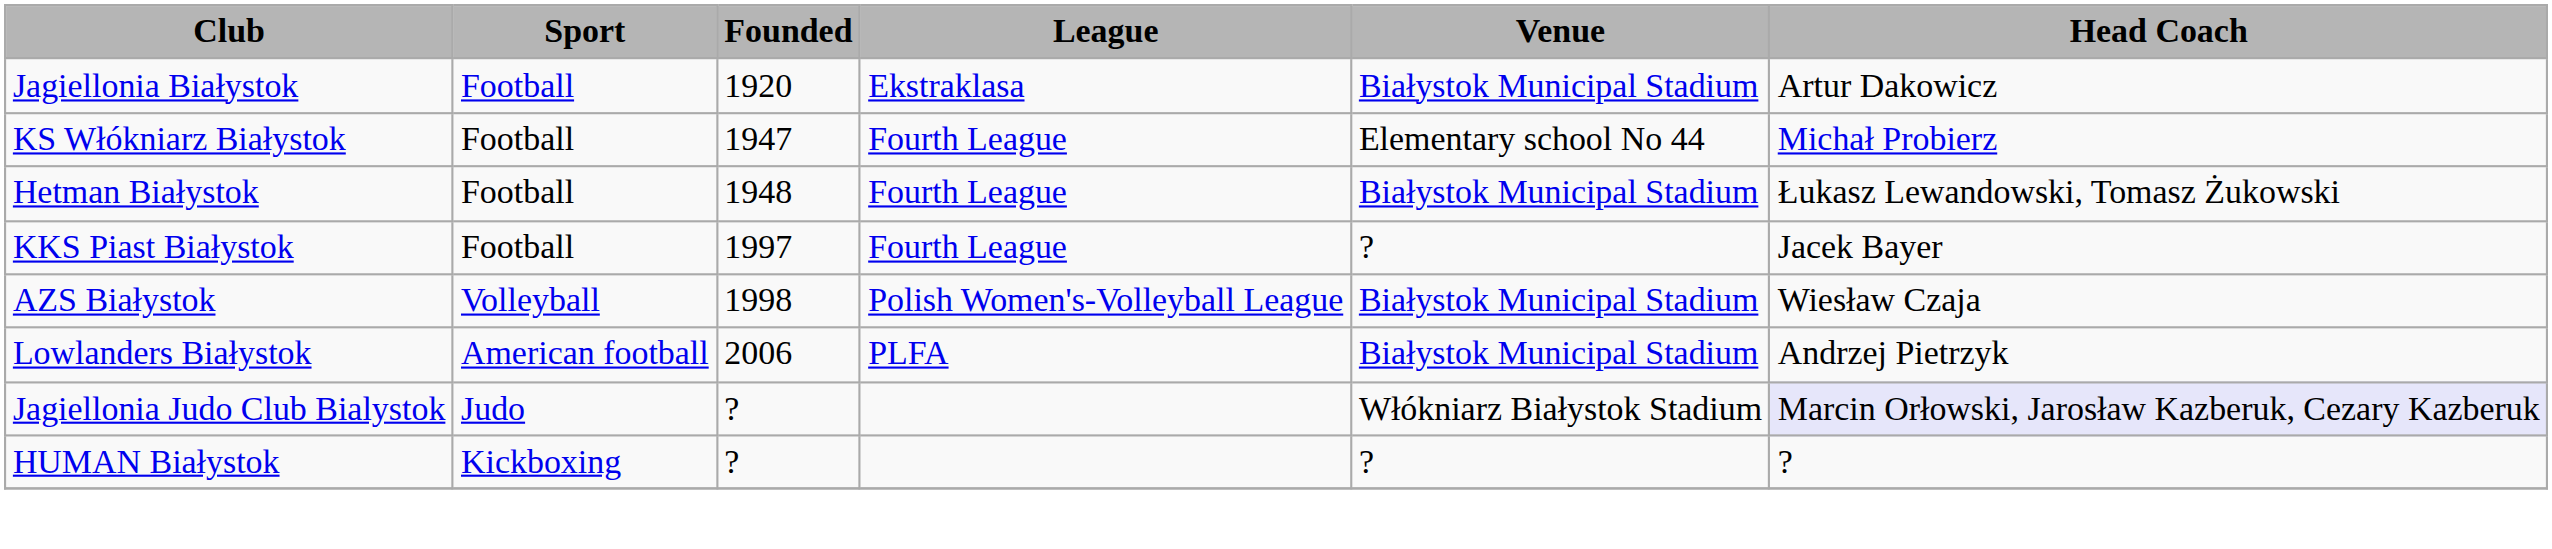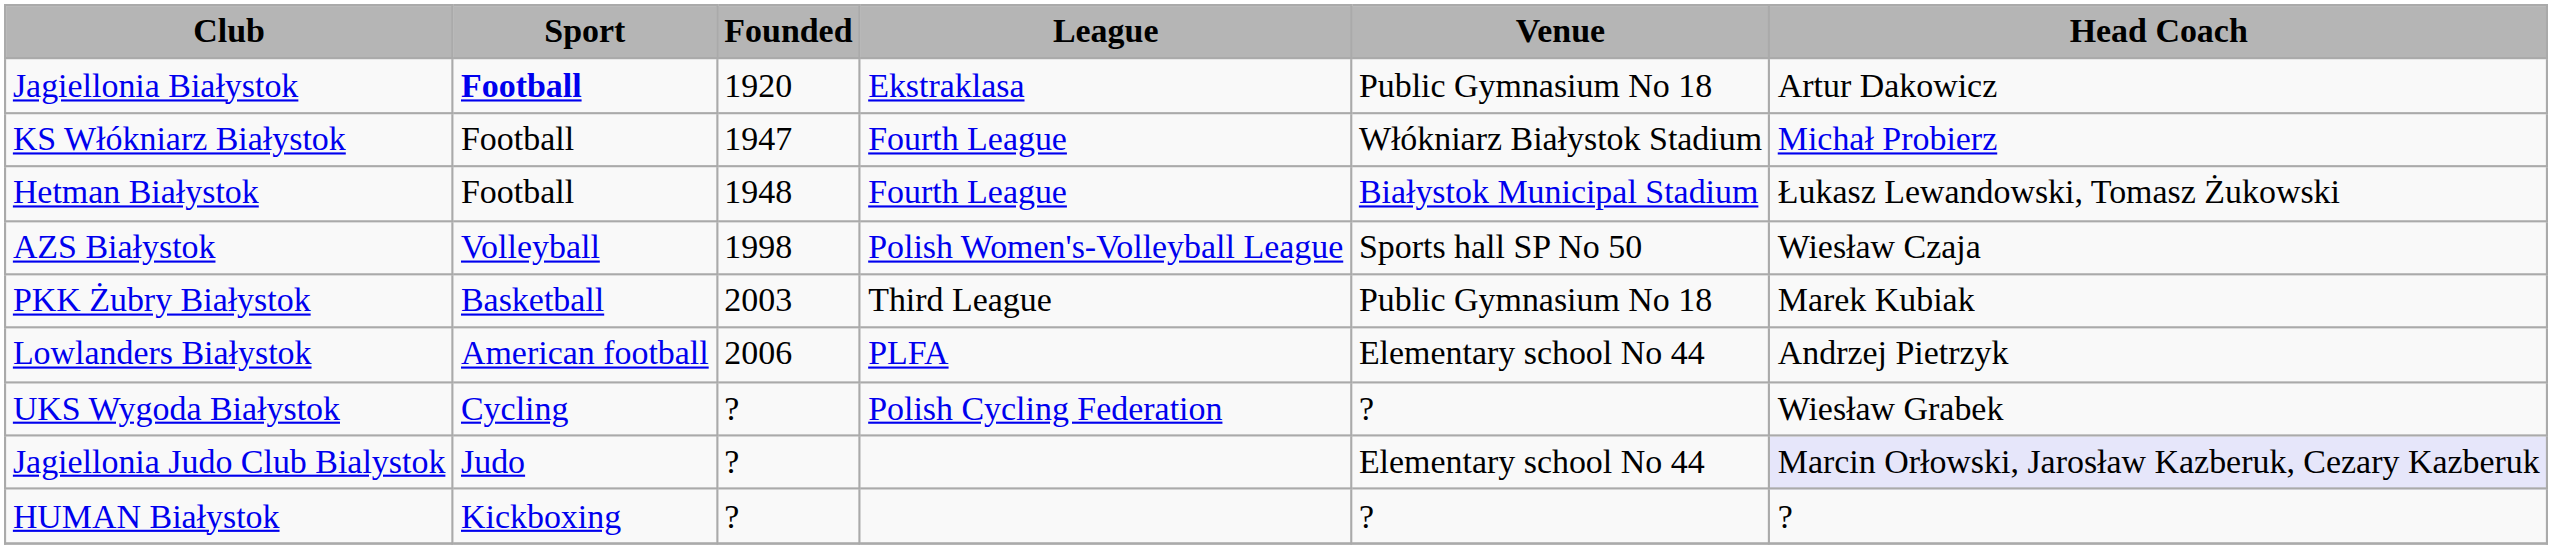(518, 85) normal -> (521, 85) bold
(1559, 85) Białystok Municipal Stadium -> (1536, 85) Public Gymnasium No 18
(1532, 138) Elementary school No 44 -> (1560, 138) Włókniarz Białystok Stadium
- row: (153, 246)
(1559, 300) Białystok Municipal Stadium -> (1501, 246) Sports hall SP No 50
+ row: (162, 300)
(1559, 354) Białystok Municipal Stadium -> (1532, 354) Elementary school No 44
+ row: (176, 407)
(1560, 407) Włókniarz Białystok Stadium -> (1532, 461) Elementary school No 44
